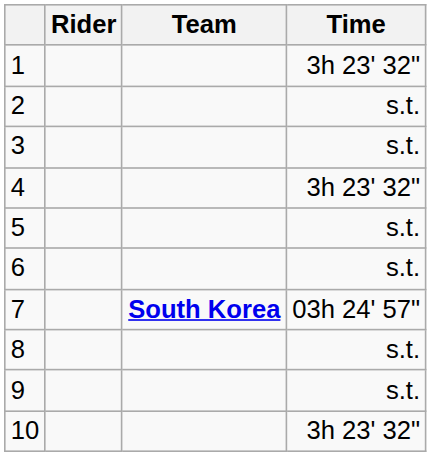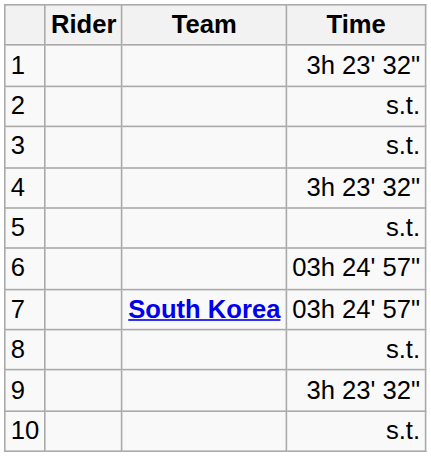(403, 268) s.t. -> (356, 268) 03h 24' 57"
(403, 390) s.t. -> (363, 390) 3h 23' 32"
(363, 430) 3h 23' 32" -> (403, 430) s.t.
